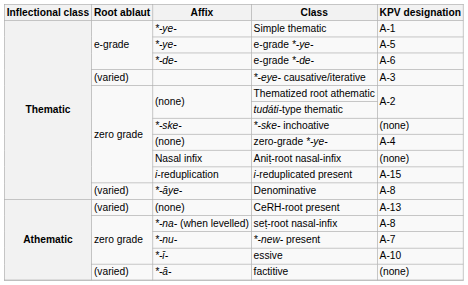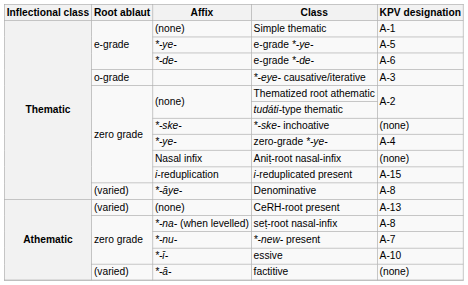(166, 28) *-ye- -> (170, 28) (none)
(111, 77) (varied) -> (112, 77) o-grade
(170, 142) (none) -> (166, 142) *-ye-
